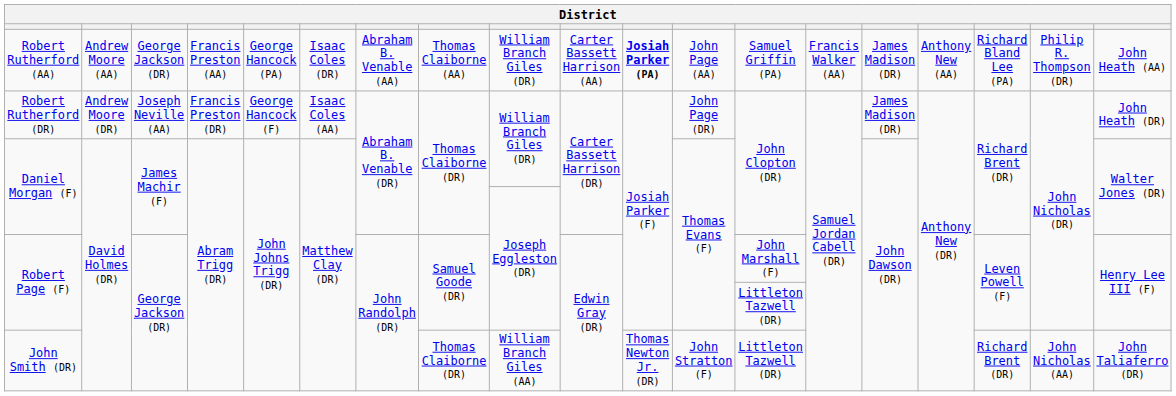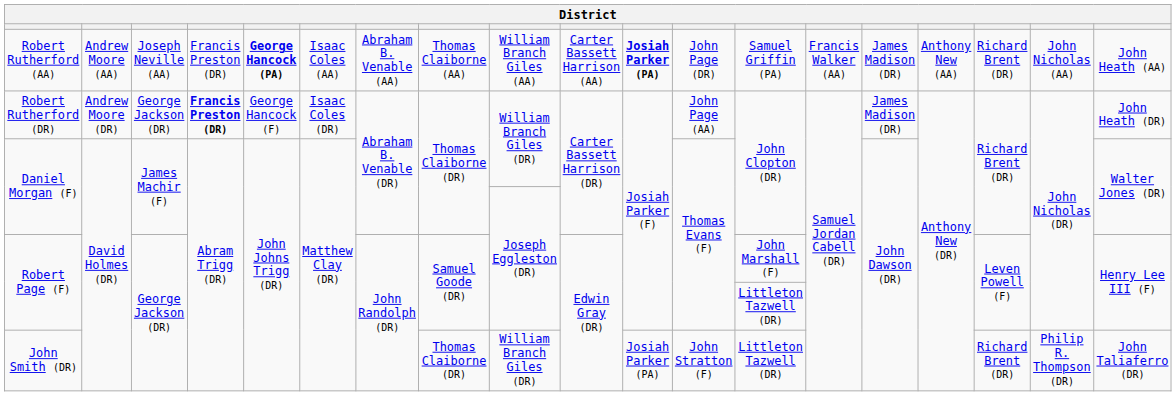(159, 60) George Jackson (DR) -> (159, 60) Joseph Neville (AA)
(215, 60) Francis Preston (AA) -> (215, 60) Francis Preston (DR)
(271, 60) normal -> (271, 60) bold
(327, 60) Isaac Coles (DR) -> (327, 60) Isaac Coles (AA)
(525, 60) William Branch Giles (DR) -> (525, 60) William Branch Giles (AA)
(704, 60) John Page (AA) -> (704, 60) John Page (DR)
(1002, 60) Richard Bland Lee (PA) -> (1002, 60) Richard Brent (DR)
(1062, 60) Philip R. Thompson (DR) -> (1062, 60) John Nicholas (AA)
(159, 114) Joseph Neville (AA) -> (159, 114) George Jackson (DR)
(215, 114) normal -> (215, 114) bold
(327, 114) Isaac Coles (AA) -> (327, 114) Isaac Coles (DR)
(704, 114) John Page (DR) -> (704, 114) John Page (AA)
(525, 360) William Branch Giles (AA) -> (525, 360) William Branch Giles (DR)
(648, 360) Thomas Newton Jr. (DR) -> (648, 360) Josiah Parker (PA)
(1062, 360) John Nicholas (AA) -> (1062, 360) Philip R. Thompson (DR)
